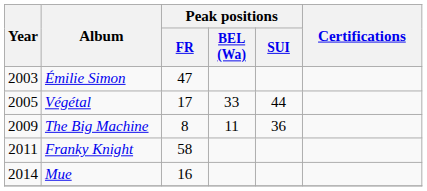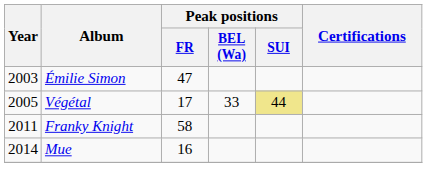(279, 102) no background -> (279, 102) khaki background
- row: (97, 126)
